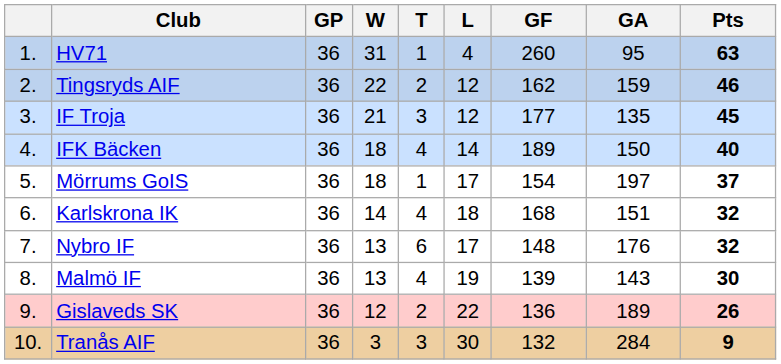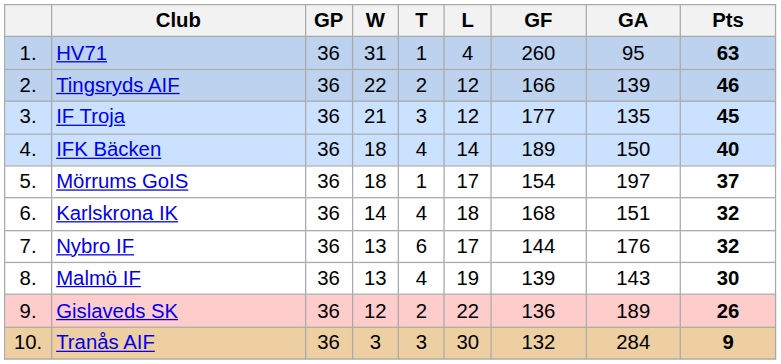(538, 85) 162 -> (538, 85) 166
(633, 85) 159 -> (633, 85) 139
(538, 246) 148 -> (538, 246) 144
